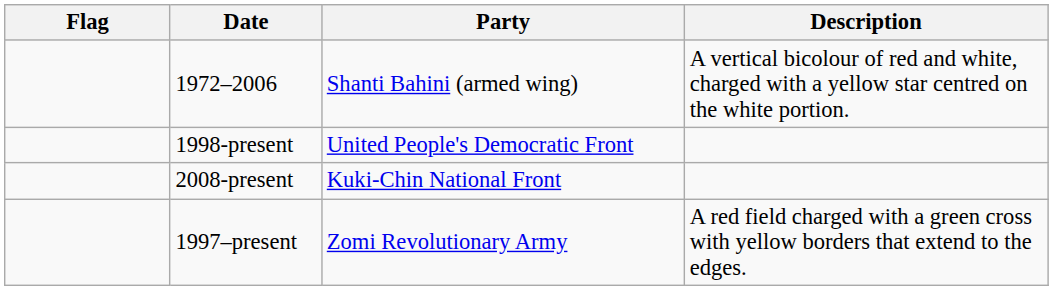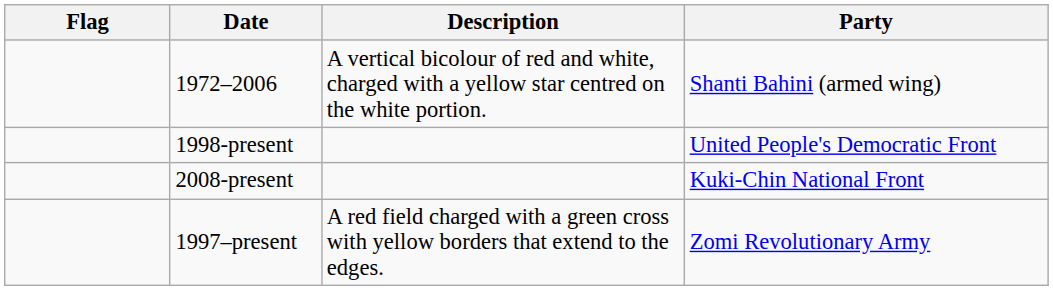columns swapped: (503, 22) <-> (866, 22)
